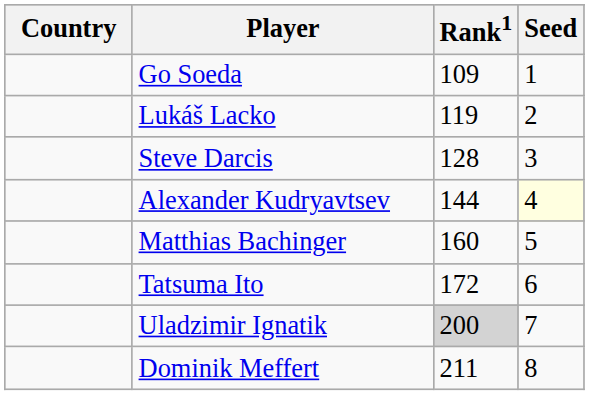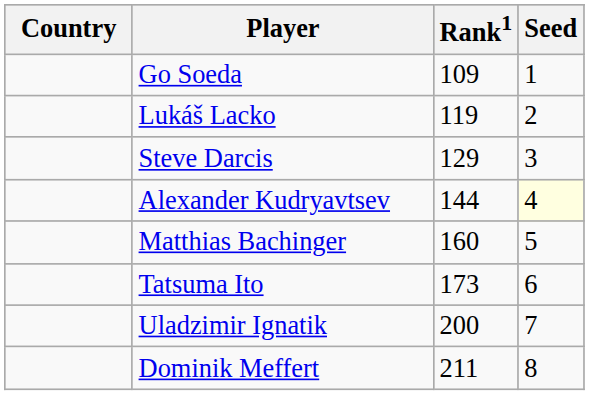(459, 158) 128 -> (459, 158) 129
(459, 283) 172 -> (459, 283) 173
(459, 325) lightgrey background -> (459, 325) no background
